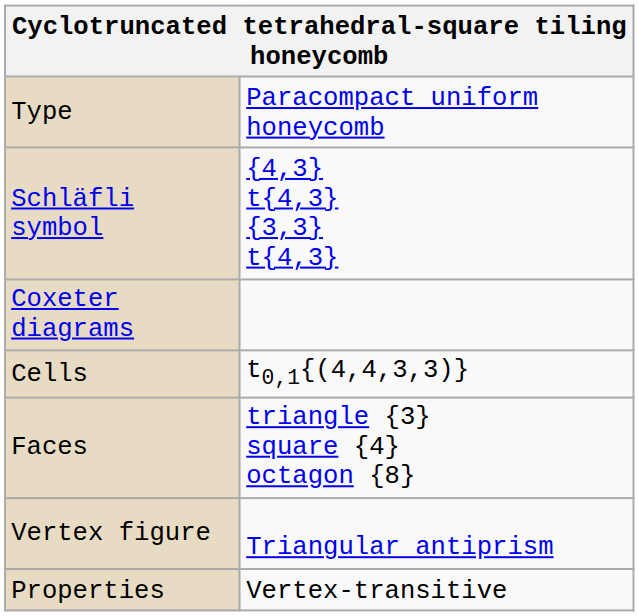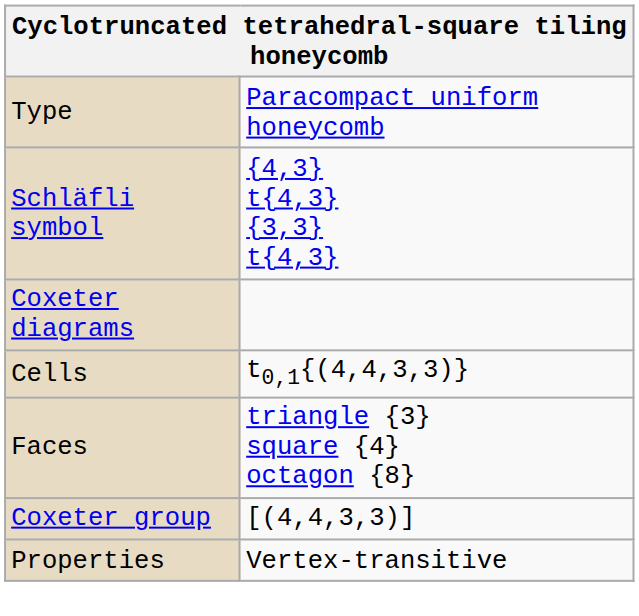- row: (111, 533)
+ row: (111, 518)
